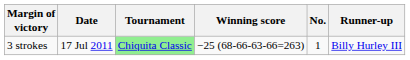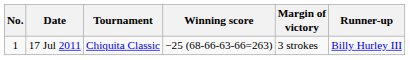columns swapped: (318, 20) <-> (31, 20)
(155, 45) lightgreen background -> (123, 45) no background
